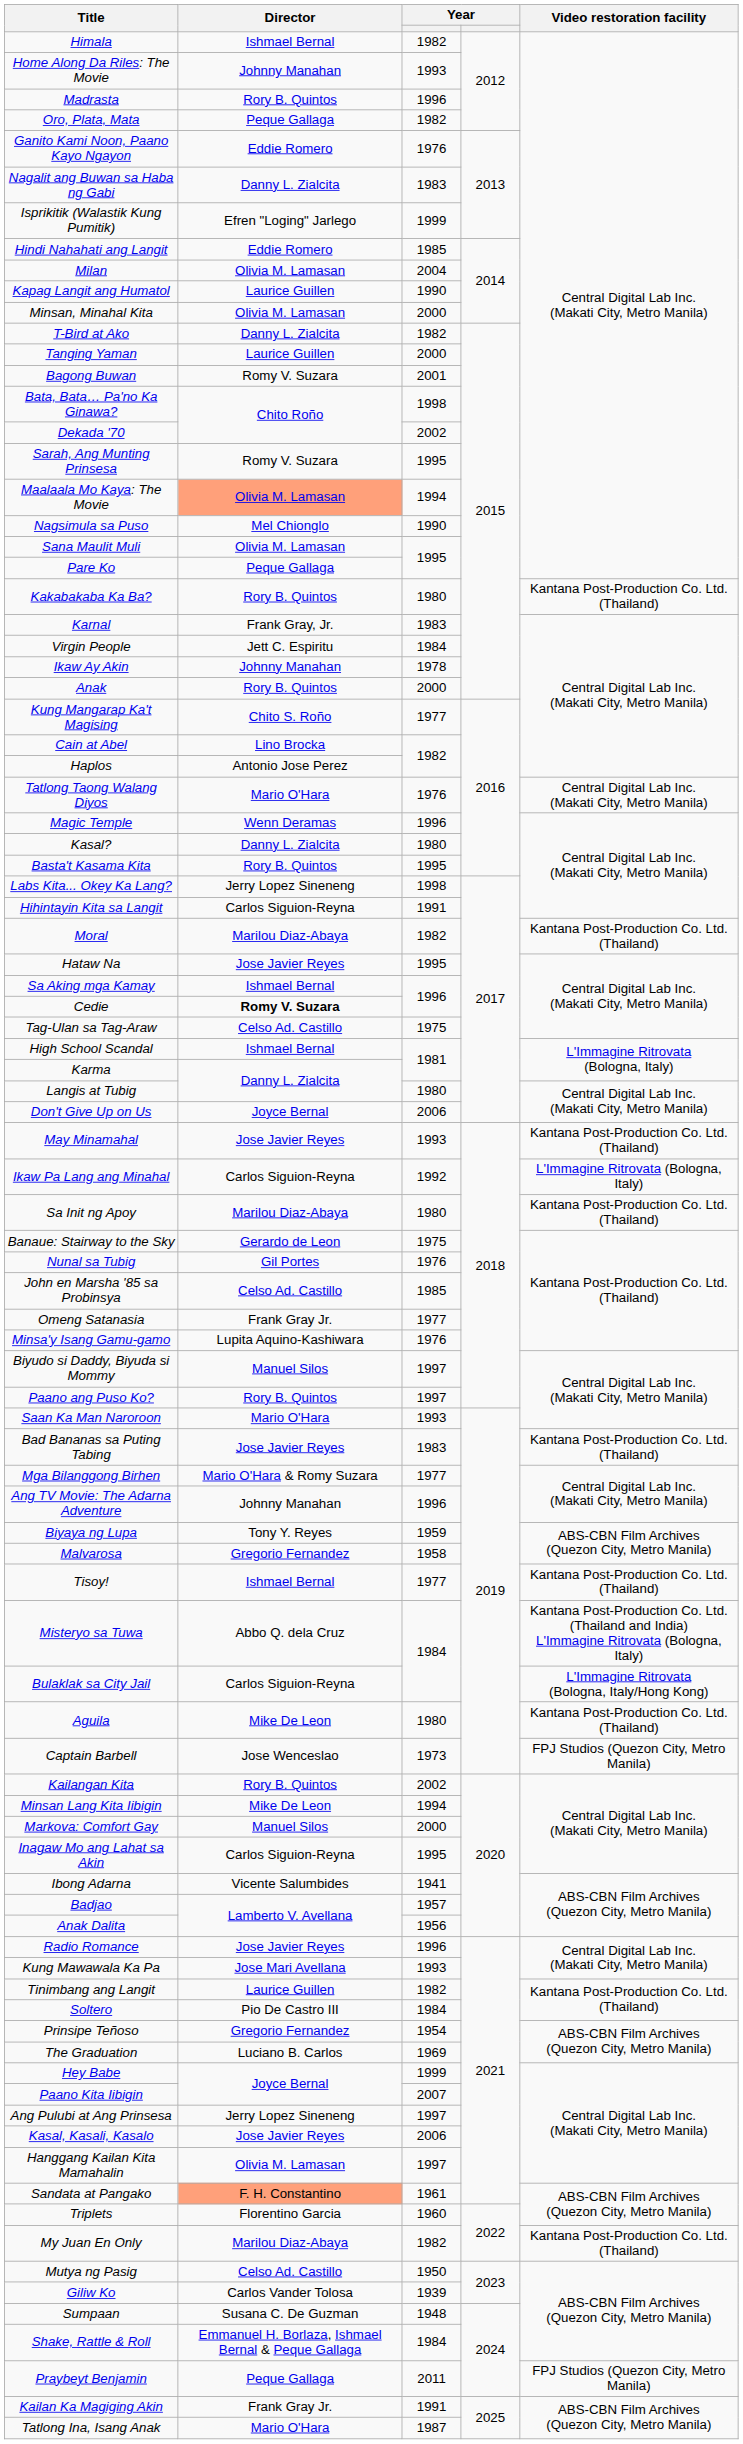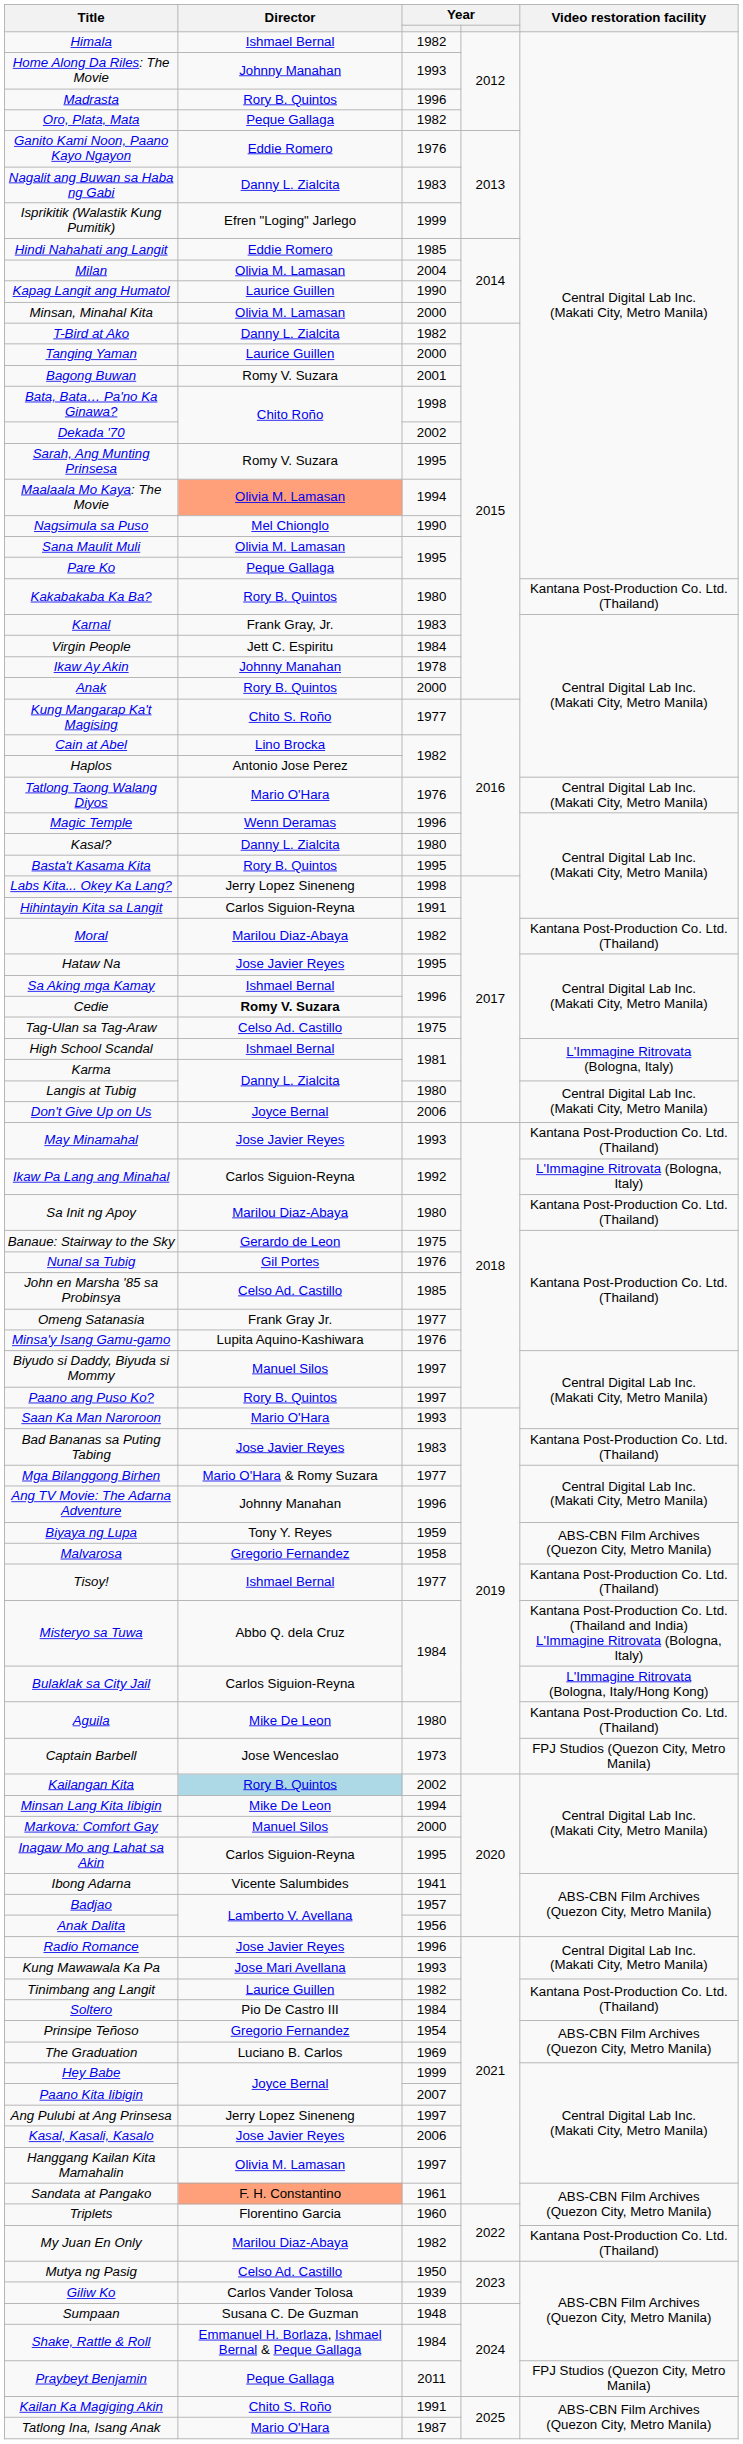(290, 1784) no background -> (290, 1784) lightblue background
(290, 2406) Frank Gray Jr. -> (290, 2406) Chito S. Roño
